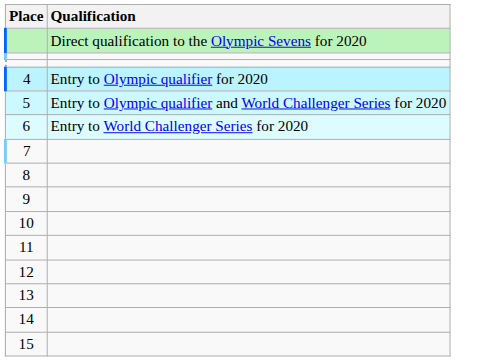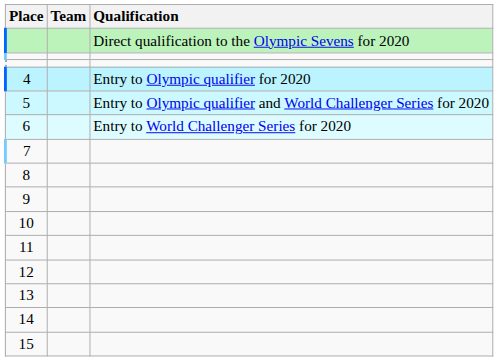+ column: (68, 16)
